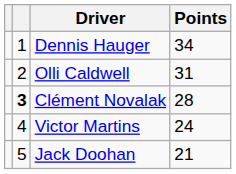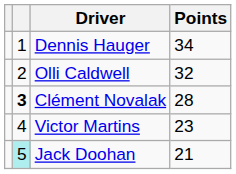(184, 72) 31 -> (184, 72) 32
(184, 127) 24 -> (184, 127) 23
(22, 154) no background -> (22, 154) paleturquoise background
